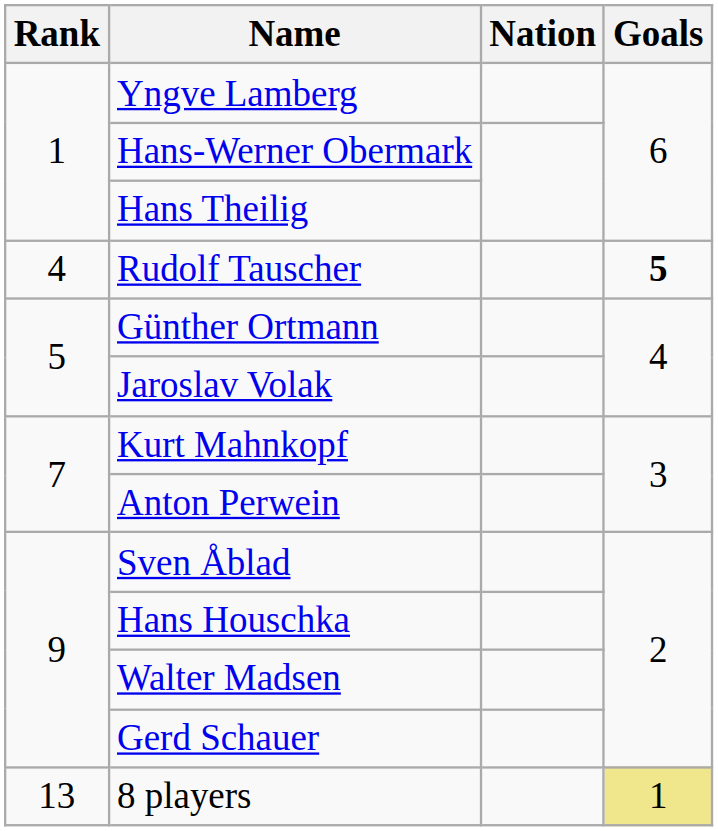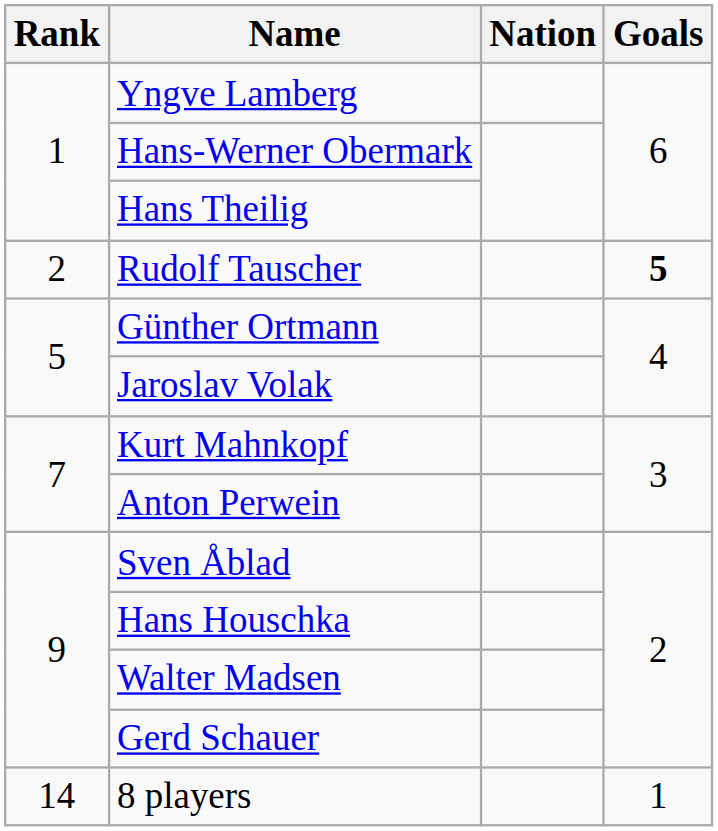(57, 268) 4 -> (57, 268) 2
(57, 795) 13 -> (57, 795) 14
(658, 795) khaki background -> (658, 795) no background
